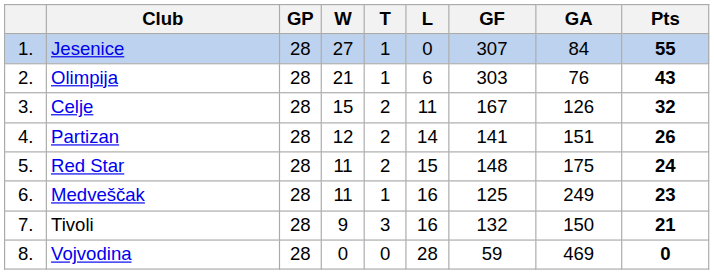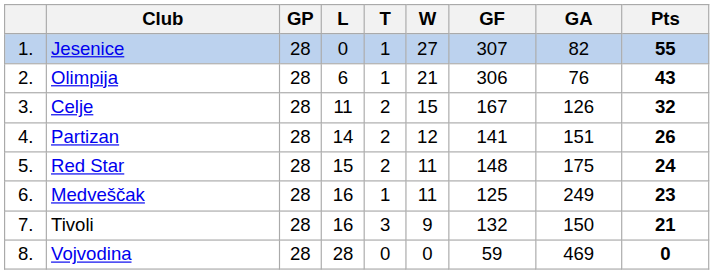columns swapped: (343, 19) <-> (427, 19)
(579, 48) 84 -> (579, 48) 82
(492, 78) 303 -> (492, 78) 306
